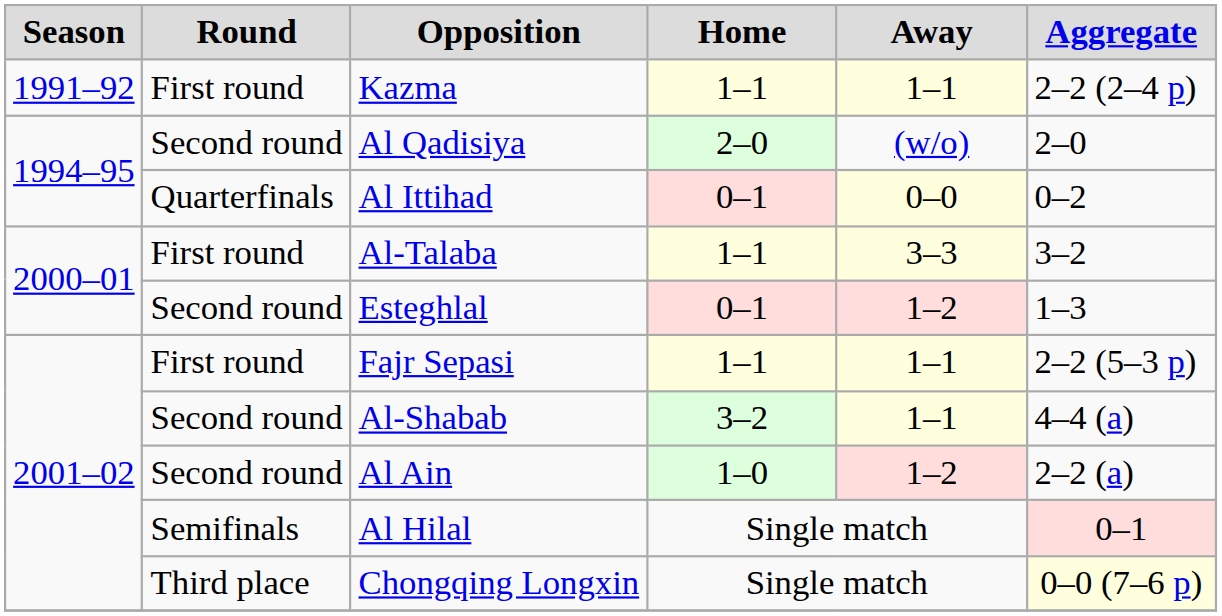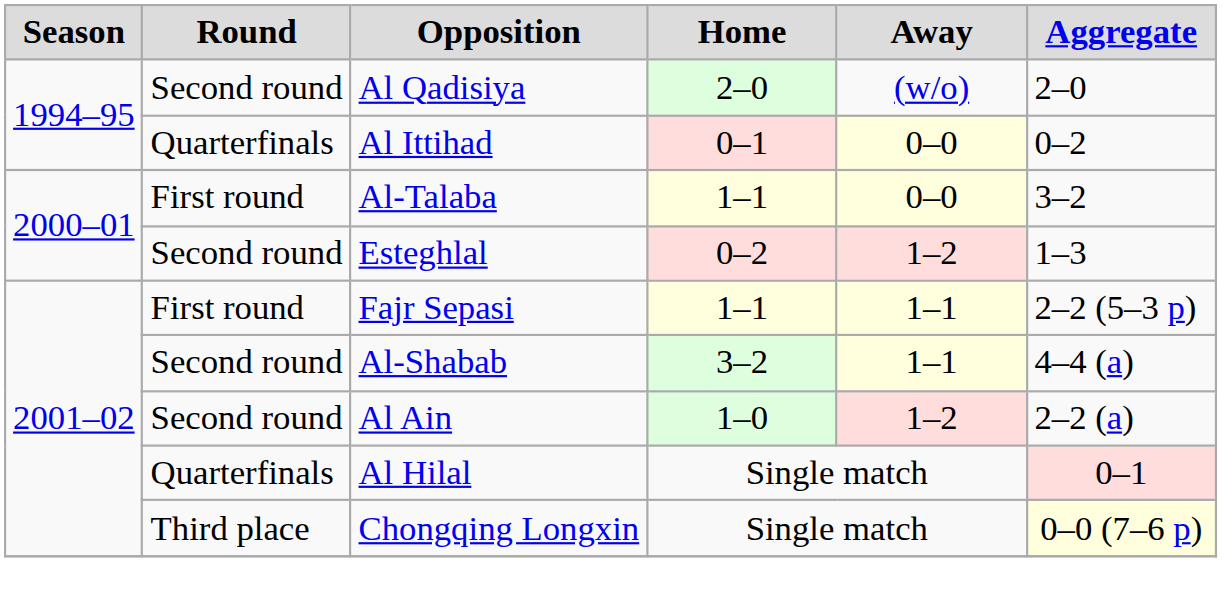- row: (408, 87)
(932, 252) 3–3 -> (932, 197) 0–0
(742, 307) 0–1 -> (742, 252) 0–2
(225, 527) Semifinals -> (242, 472) Quarterfinals
